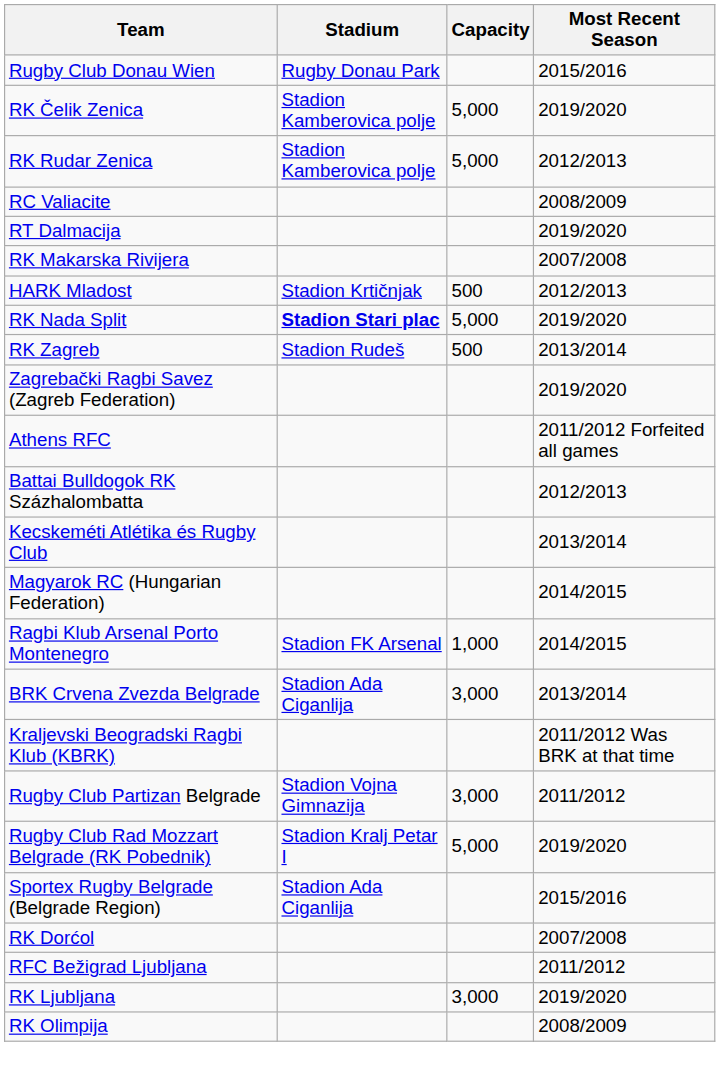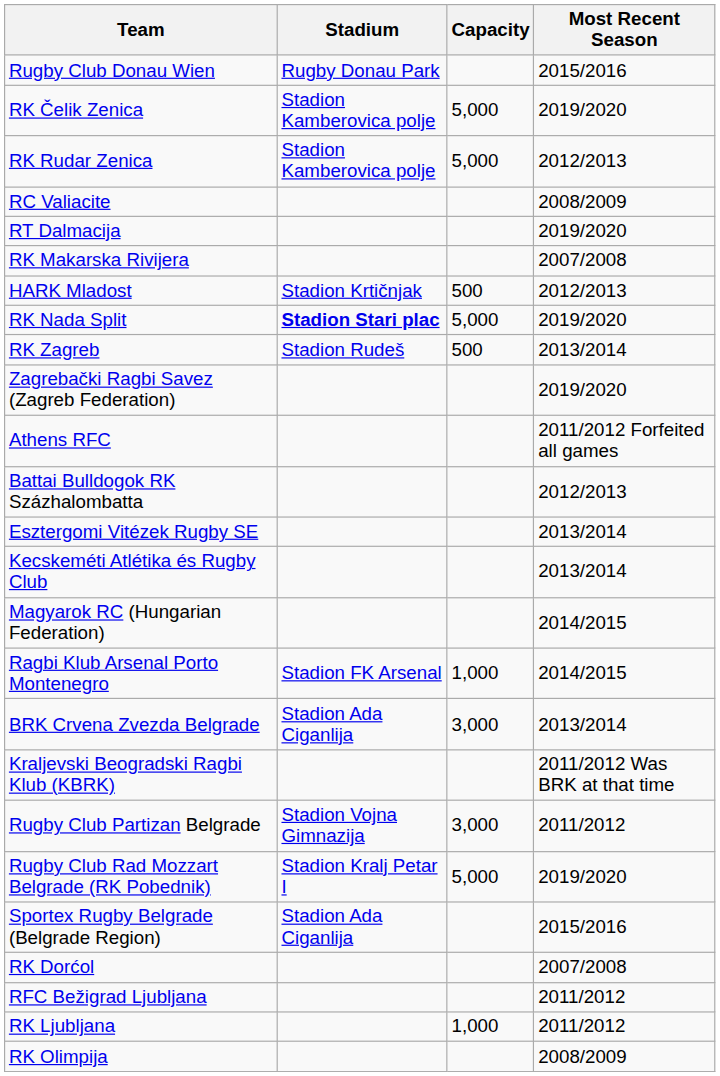+ row: (134, 531)
(475, 997) 3,000 -> (475, 1026) 1,000
(582, 997) 2019/2020 -> (582, 1026) 2011/2012
